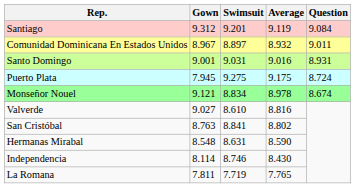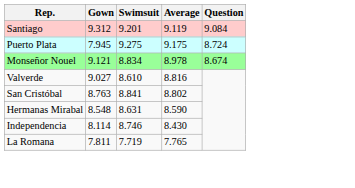- row: (97, 45)
- row: (39, 61)
